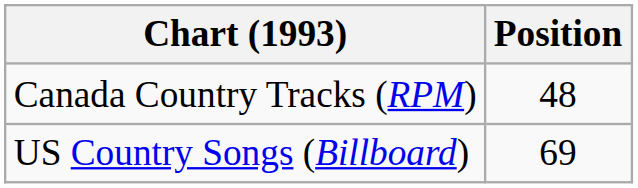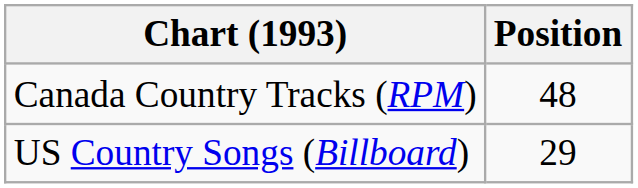(558, 152) 69 -> (558, 152) 29
